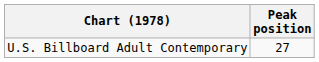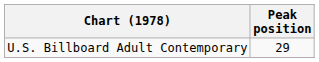(282, 48) 27 -> (282, 48) 29
